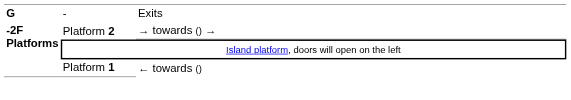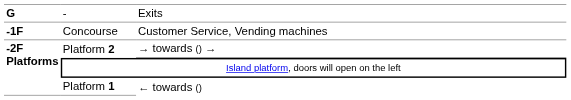+ row: (90, 31)
